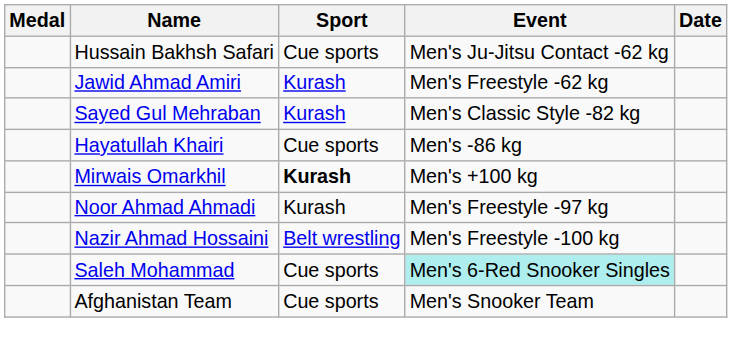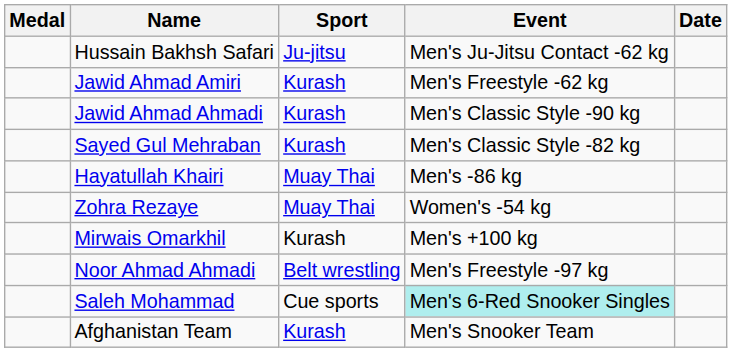(331, 52) Cue sports -> (314, 52) Ju-jitsu
+ row: (169, 114)
(331, 145) Cue sports -> (329, 176) Muay Thai
+ row: (136, 208)
(317, 176) bold -> (314, 239) normal
(314, 208) Kurash -> (342, 270) Belt wrestling
- row: (171, 239)
(331, 301) Cue sports -> (314, 332) Kurash
